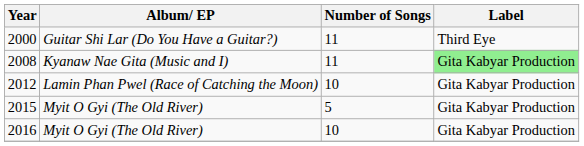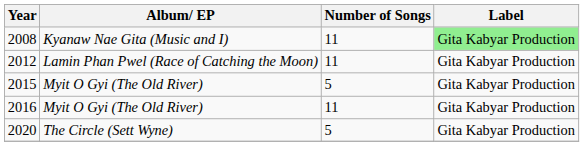- row: (22, 38)
(332, 84) 10 -> (332, 61) 11
(332, 130) 10 -> (332, 107) 11
+ row: (22, 130)
